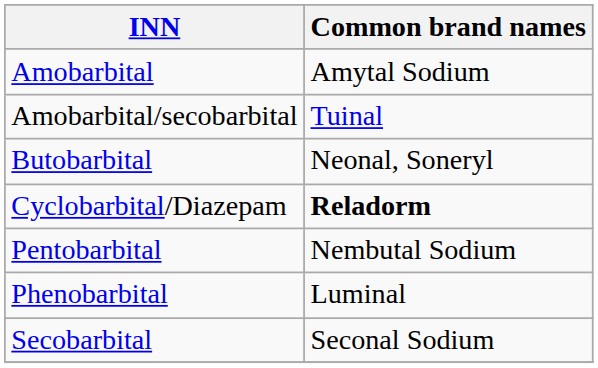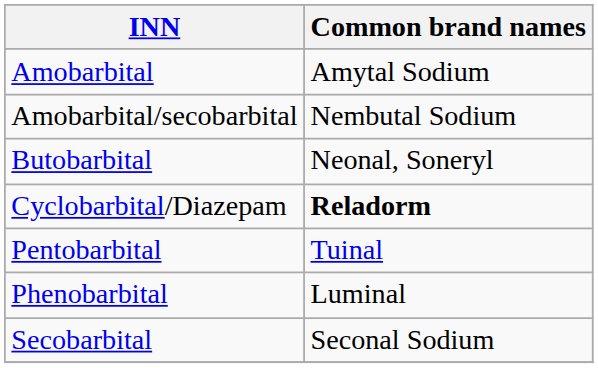(347, 116) Tuinal -> (413, 116) Nembutal Sodium
(413, 250) Nembutal Sodium -> (347, 250) Tuinal
